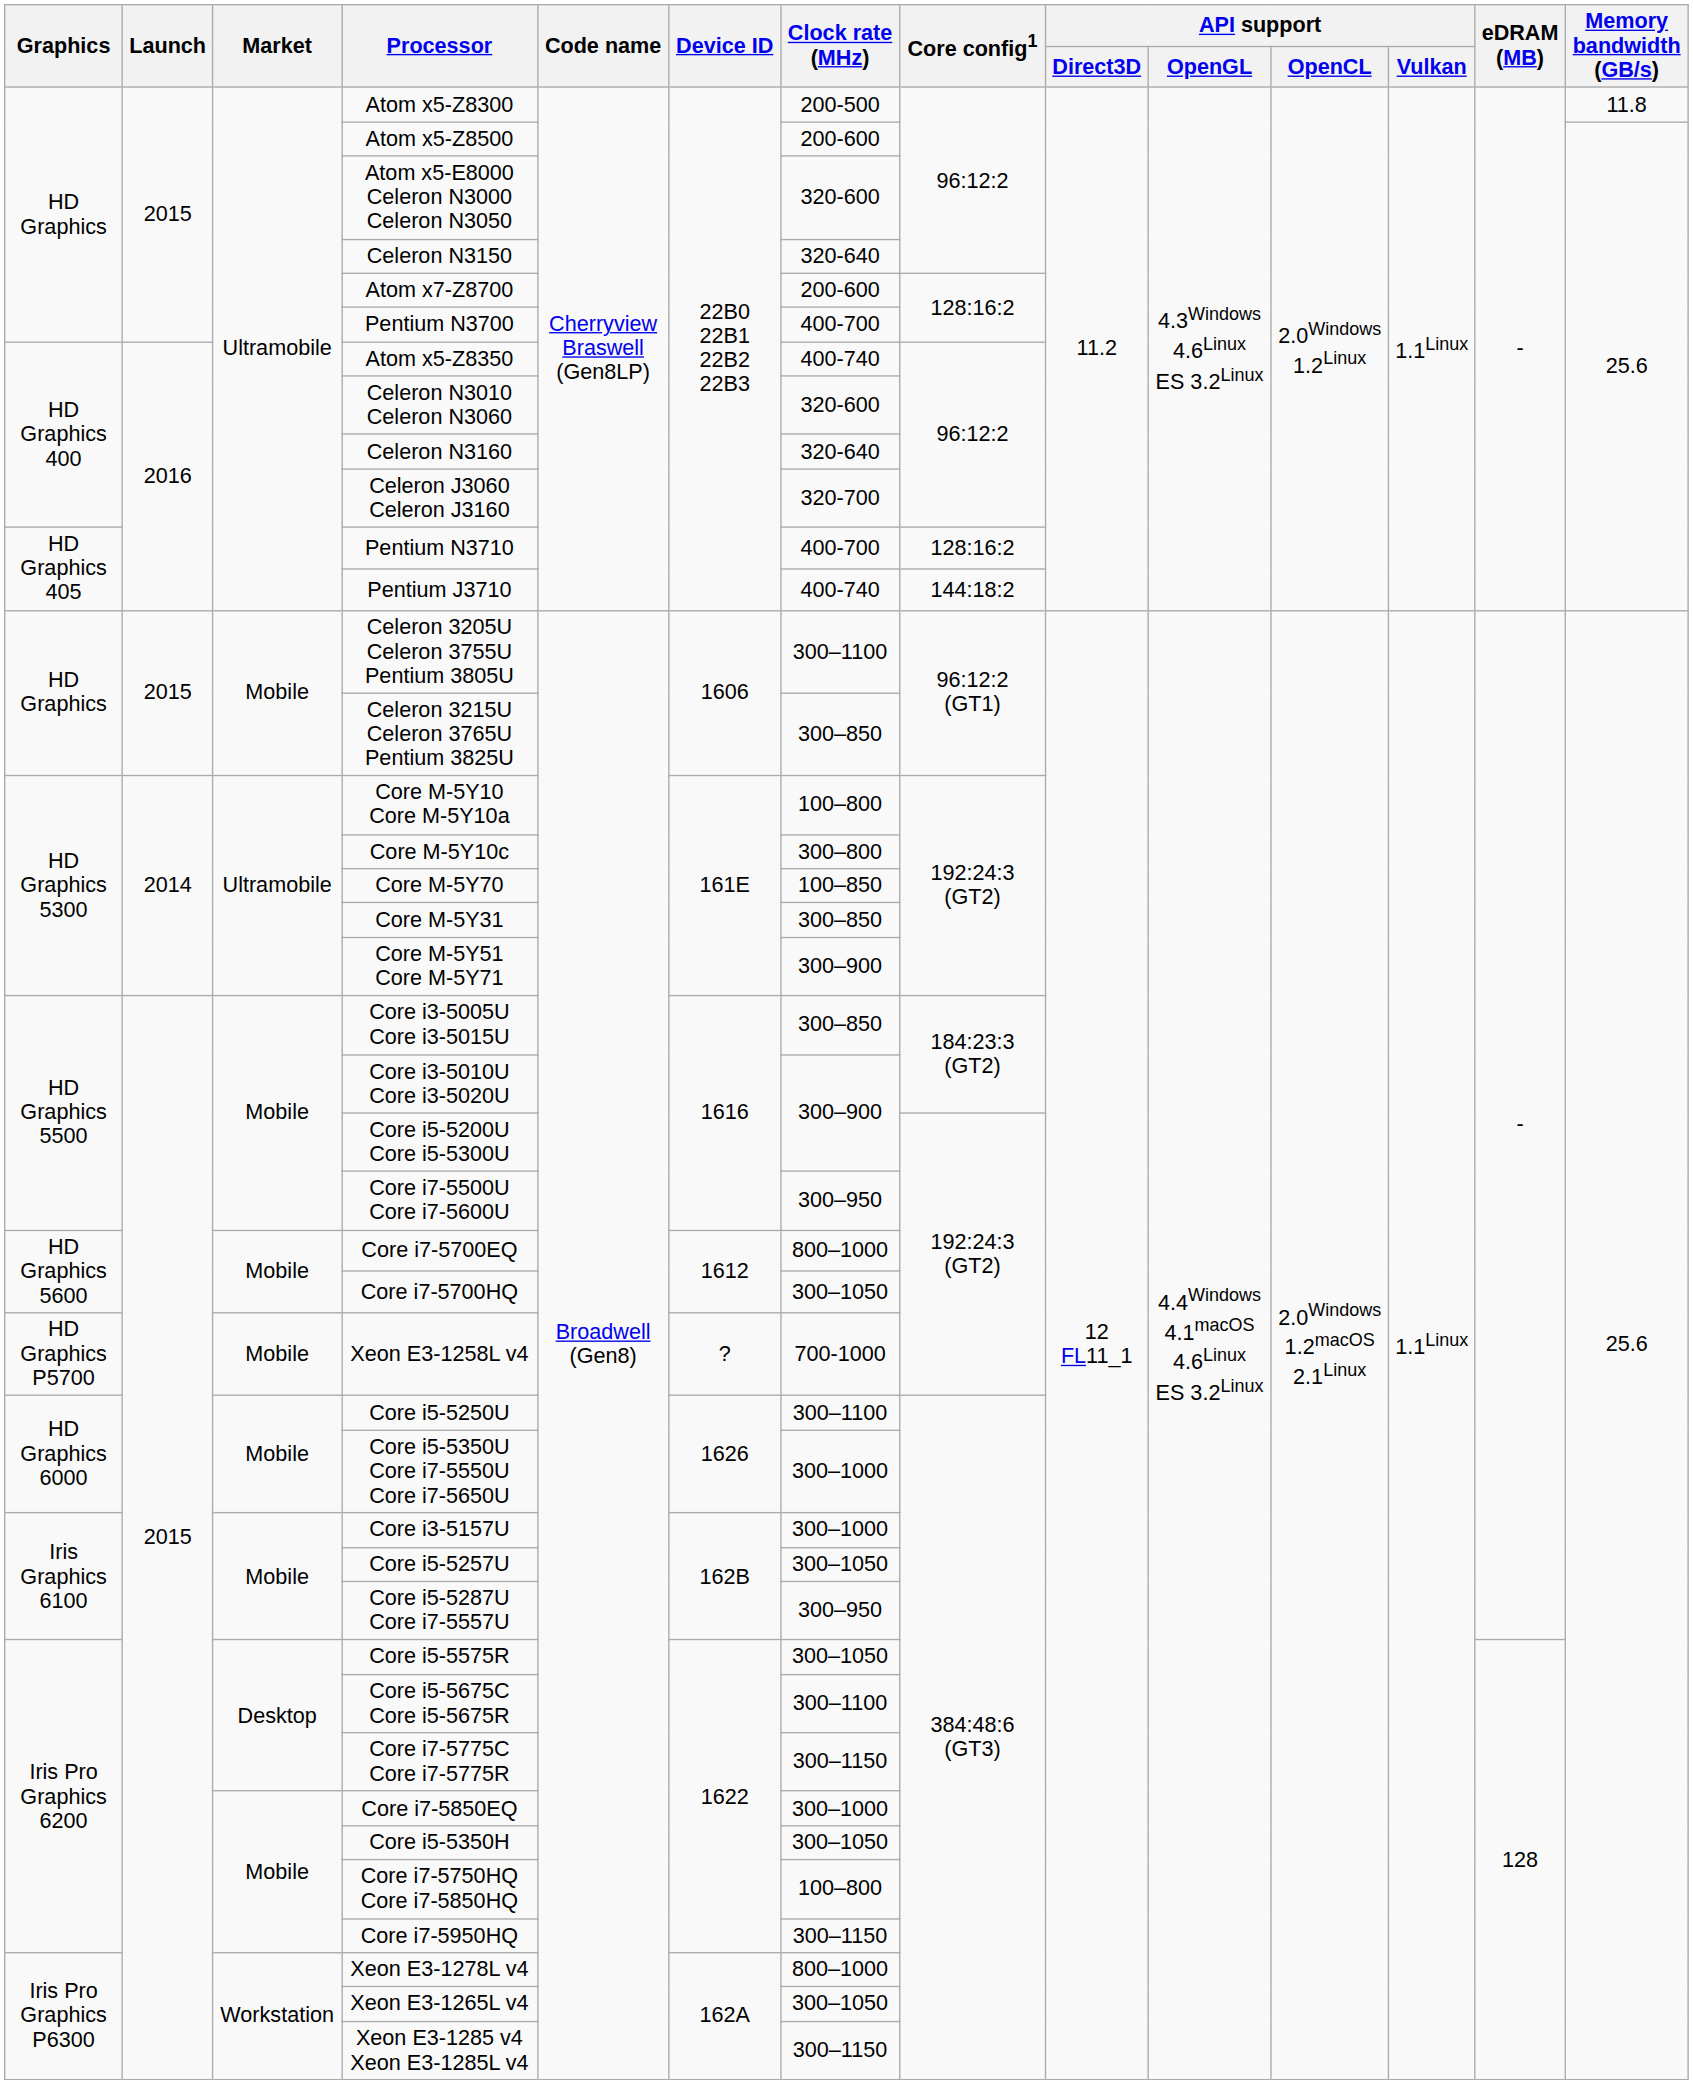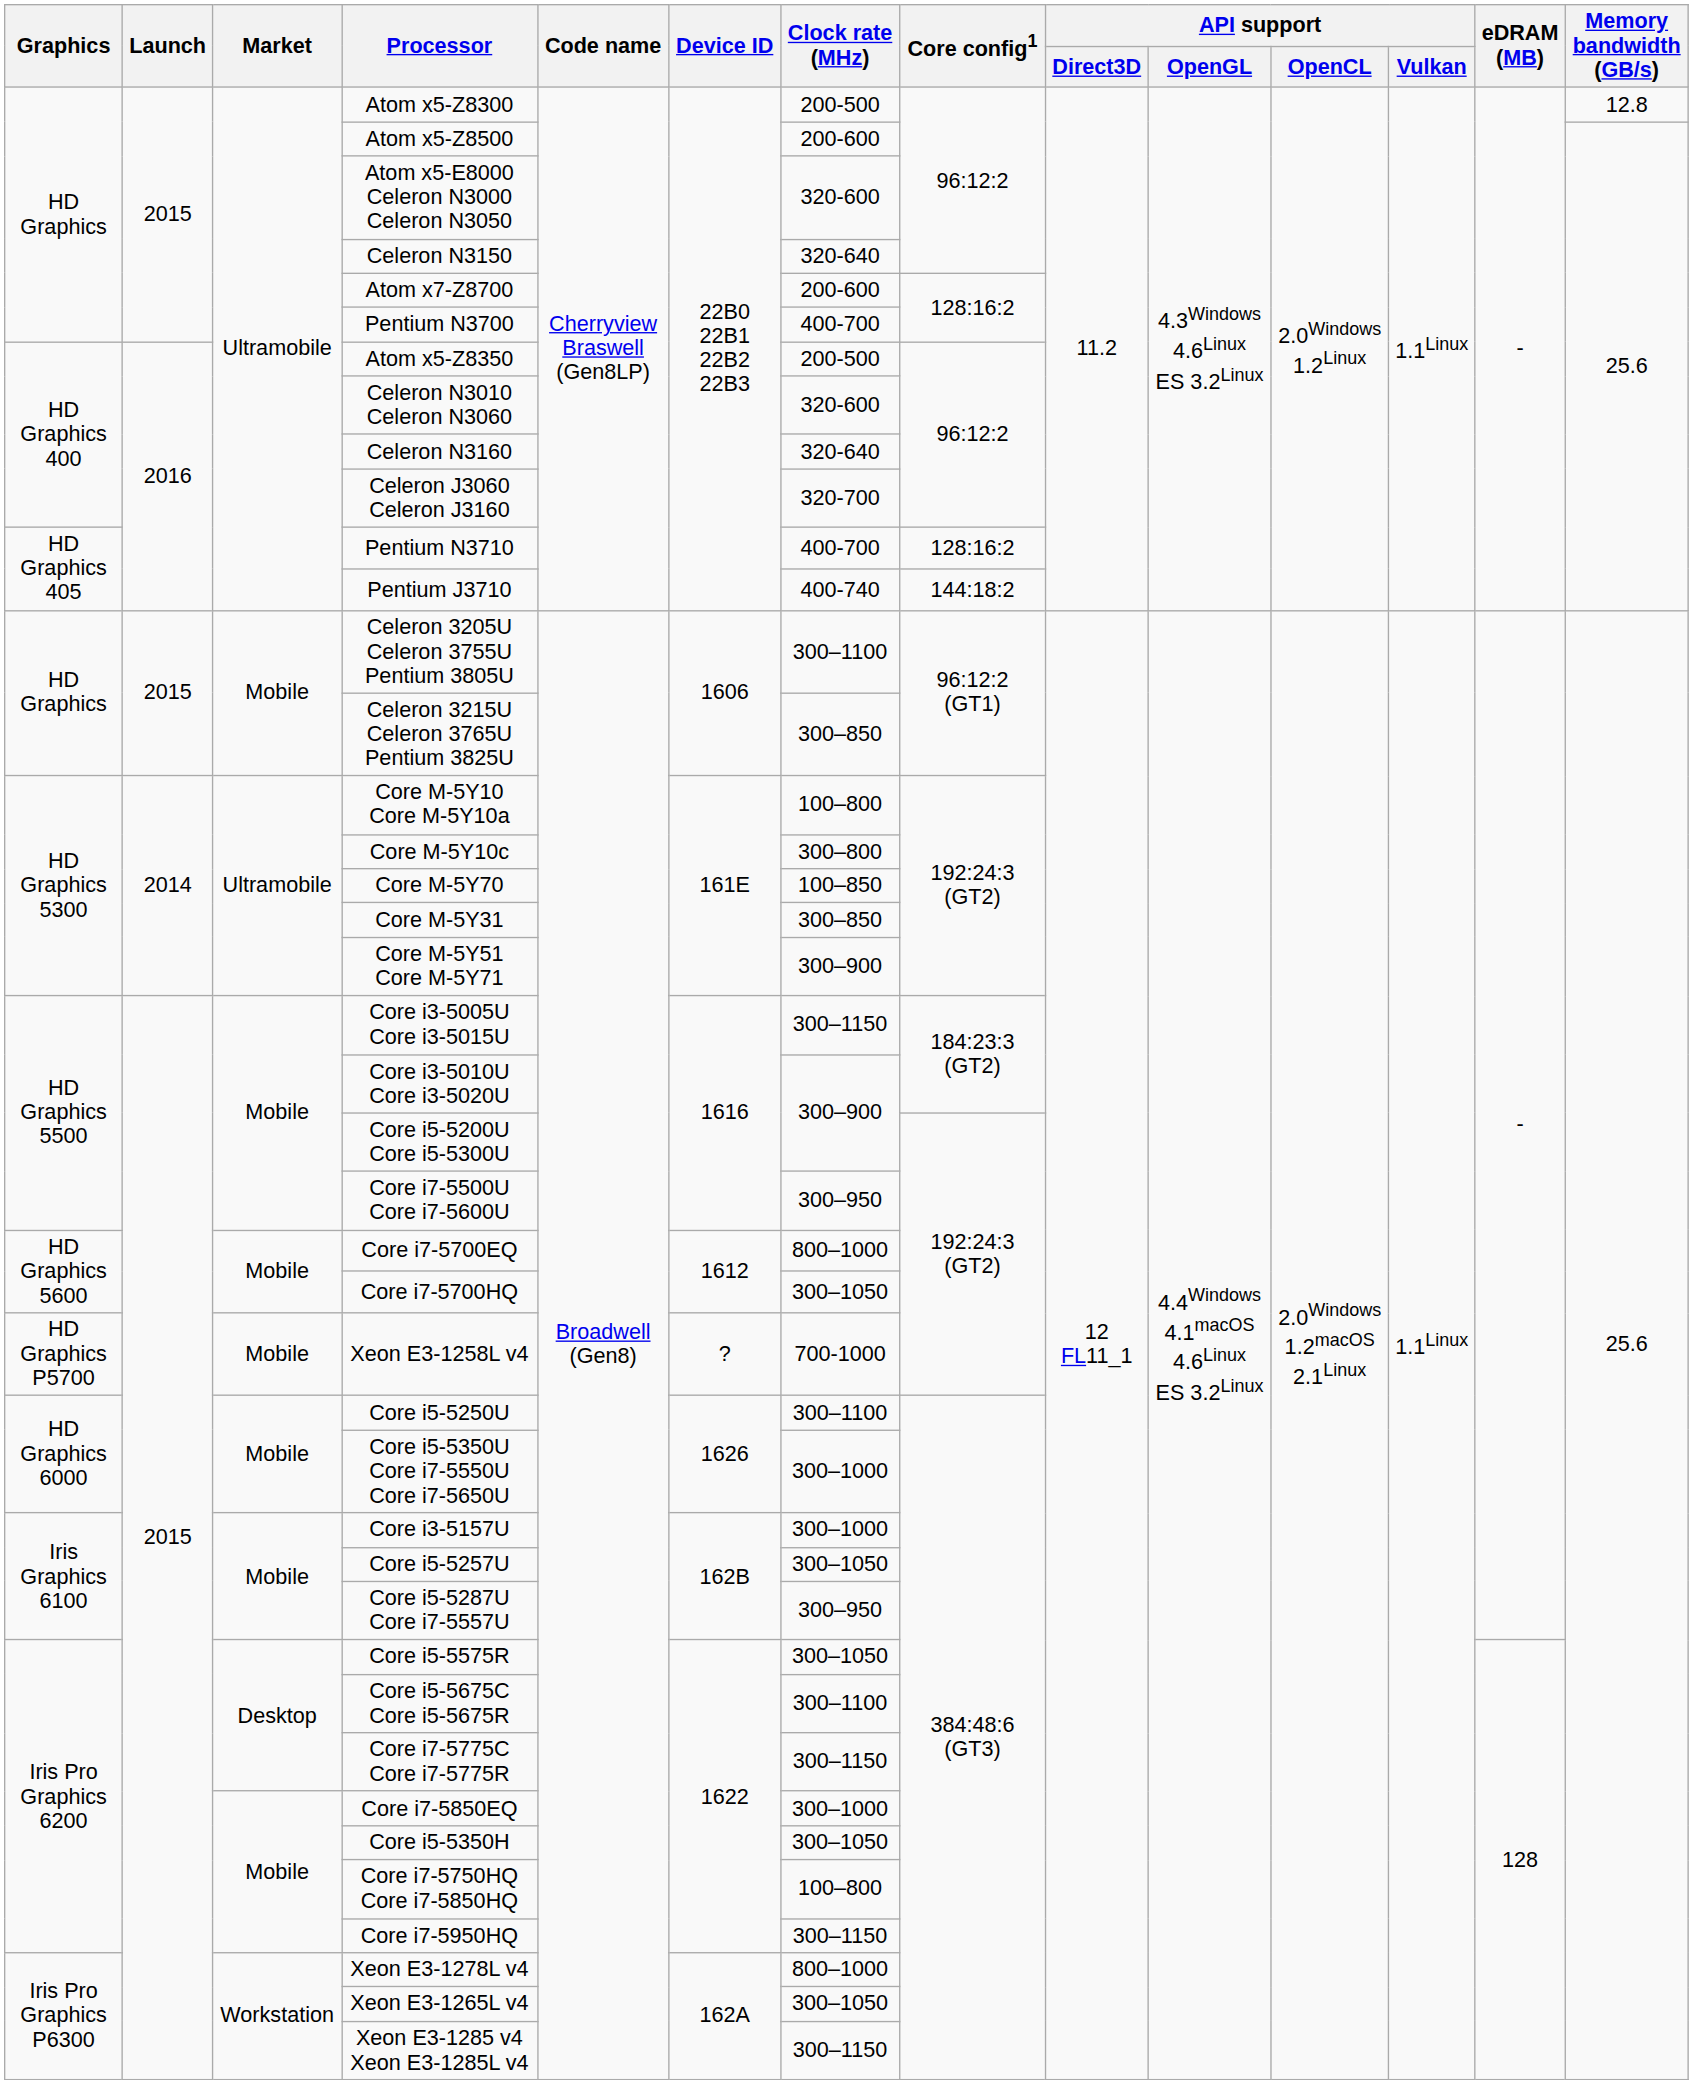(1627, 104) 11.8 -> (1627, 104) 12.8
(840, 358) 400-740 -> (840, 358) 200-500
(840, 1024) 300–850 -> (840, 1024) 300–1150
